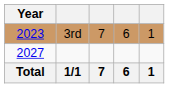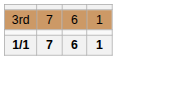- column: (30, 14)
